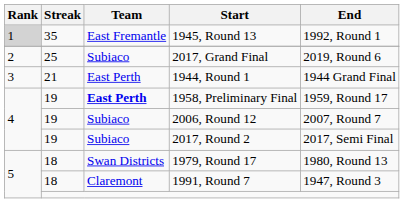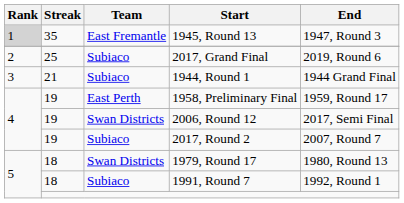(342, 35) 1992, Round 1 -> (342, 35) 1947, Round 3
(114, 77) East Perth -> (108, 77) Subiaco
(117, 98) bold -> (114, 98) normal
(108, 118) Subiaco -> (126, 118) Swan Districts
(342, 118) 2007, Round 7 -> (348, 118) 2017, Semi Final
(348, 139) 2017, Semi Final -> (342, 139) 2007, Round 7
(115, 181) Claremont -> (108, 181) Subiaco
(342, 181) 1947, Round 3 -> (342, 181) 1992, Round 1
